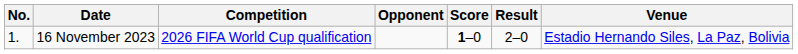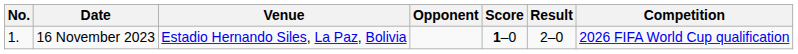columns swapped: (667, 15) <-> (266, 15)
